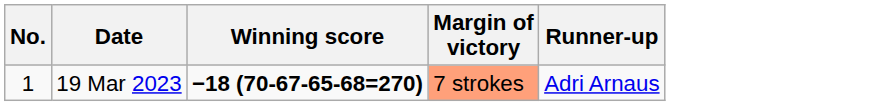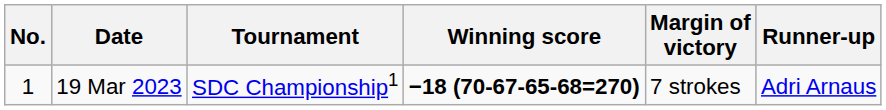+ column: (295, 35)
(479, 83) lightsalmon background -> (695, 85) no background
